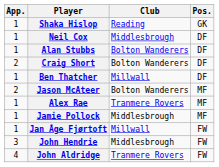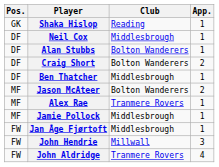columns swapped: (202, 11) <-> (16, 11)
(130, 77) Millwall -> (143, 77) Middlesbrough
(130, 129) Millwall -> (143, 129) Middlesbrough
(143, 142) Middlesbrough -> (130, 142) Millwall
